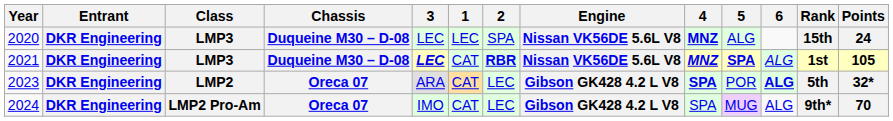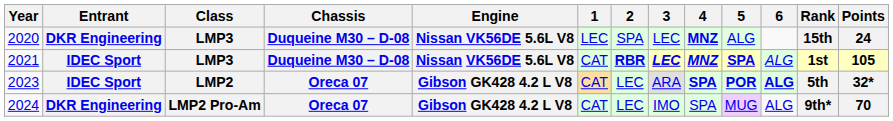columns swapped: (602, 16) <-> (430, 16)
(104, 61) DKR Engineering -> (104, 61) IDEC Sport
(104, 83) DKR Engineering -> (104, 83) IDEC Sport
(741, 83) normal -> (741, 83) bold
